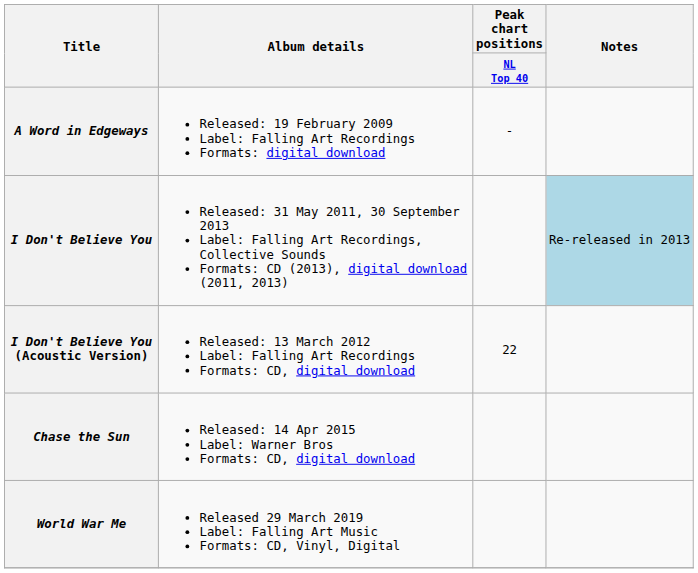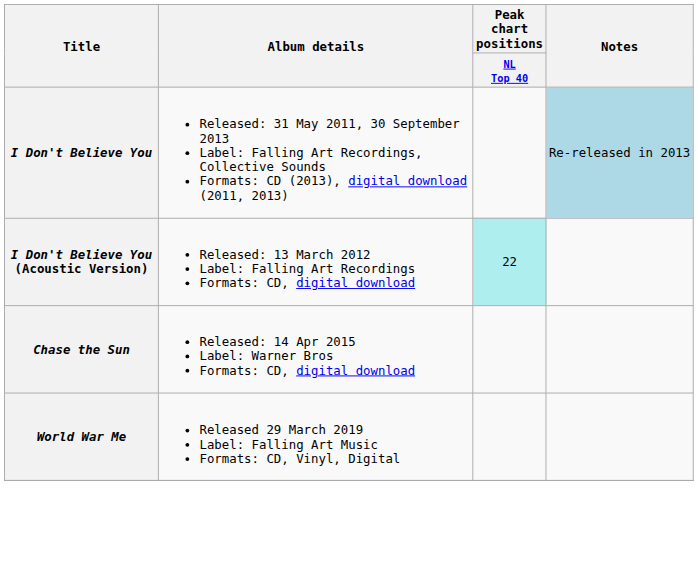- row: (82, 131)
(510, 349) no background -> (510, 262) paleturquoise background
